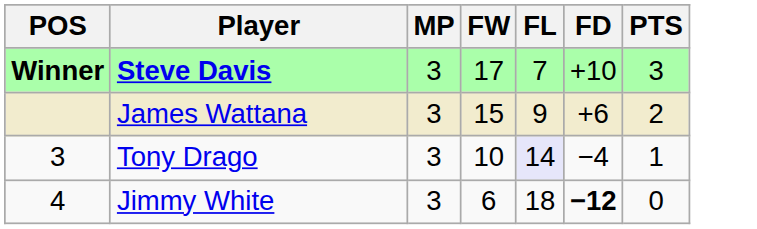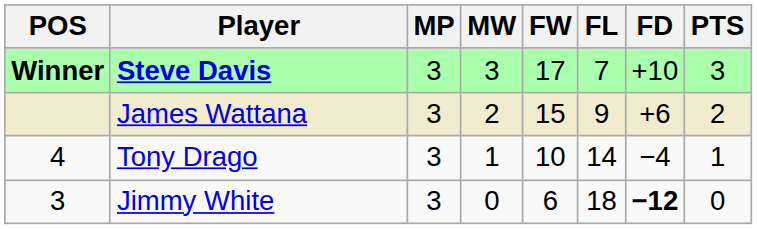+ column: (492, 26)
(58, 157) 3 -> (58, 157) 4
(540, 157) lavender background -> (602, 157) no background
(58, 200) 4 -> (58, 200) 3
